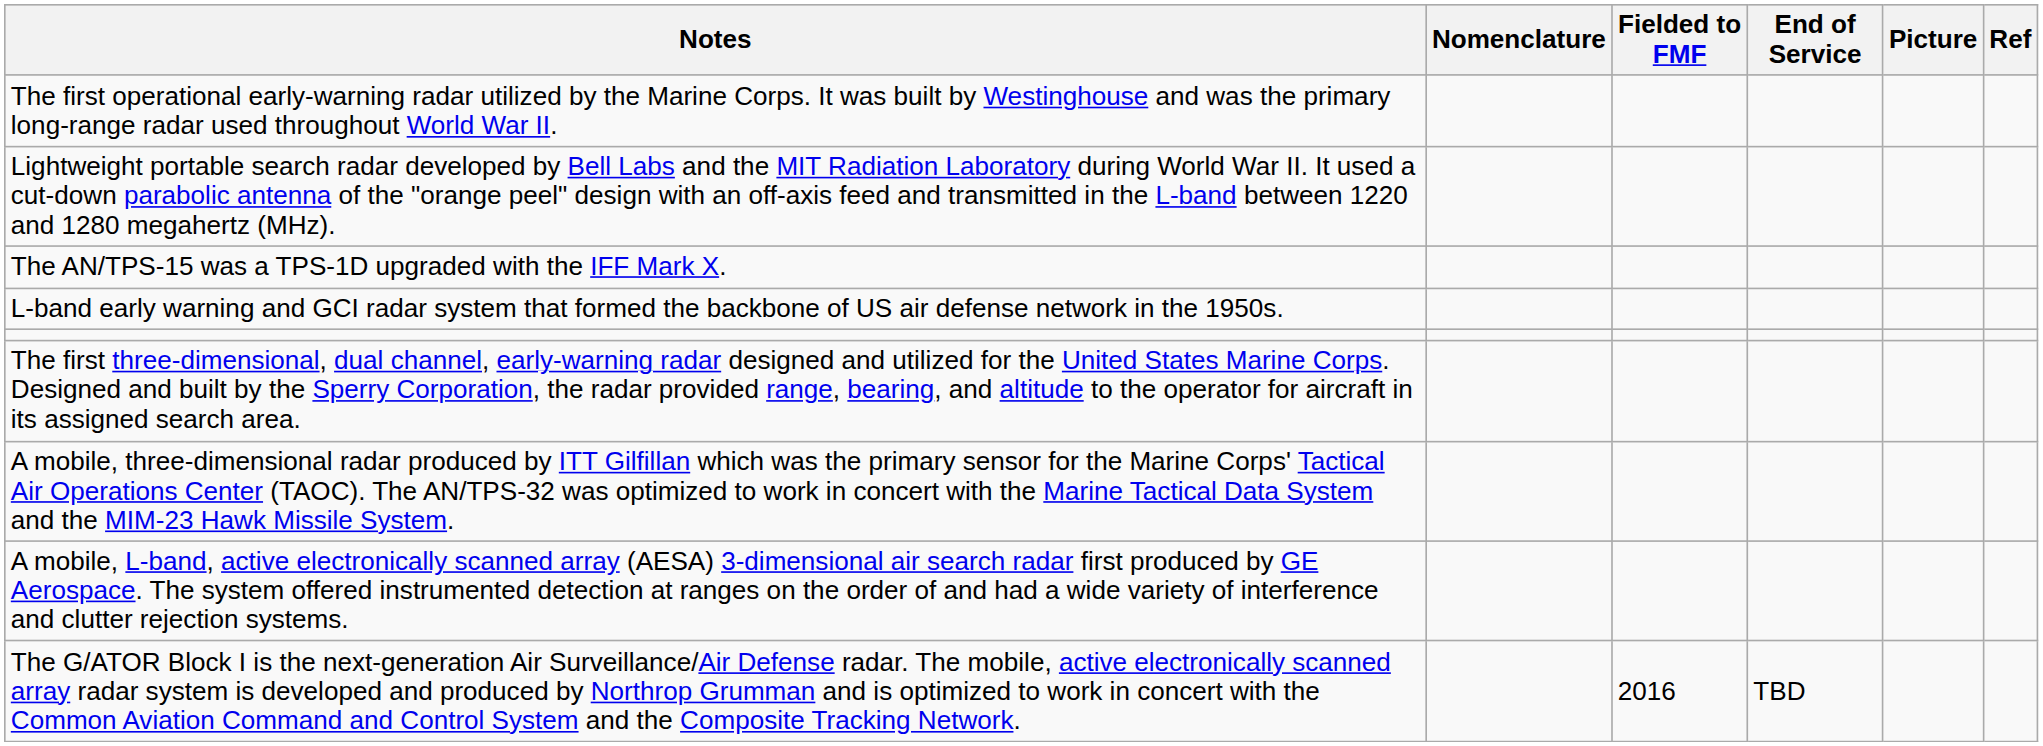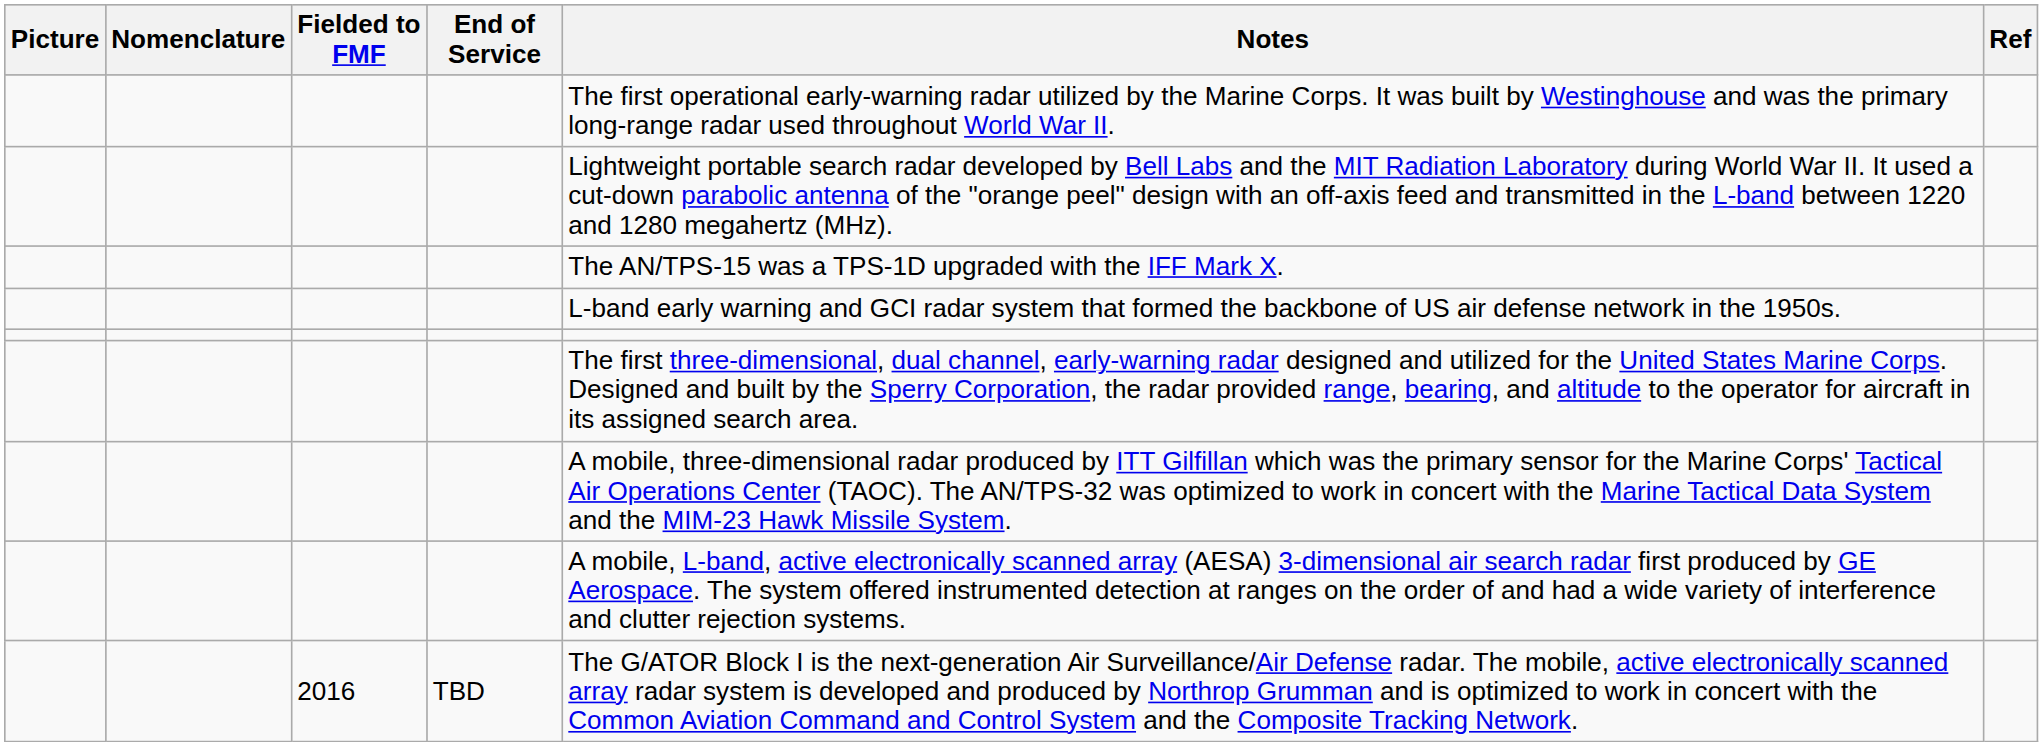columns swapped: (1933, 39) <-> (715, 39)
